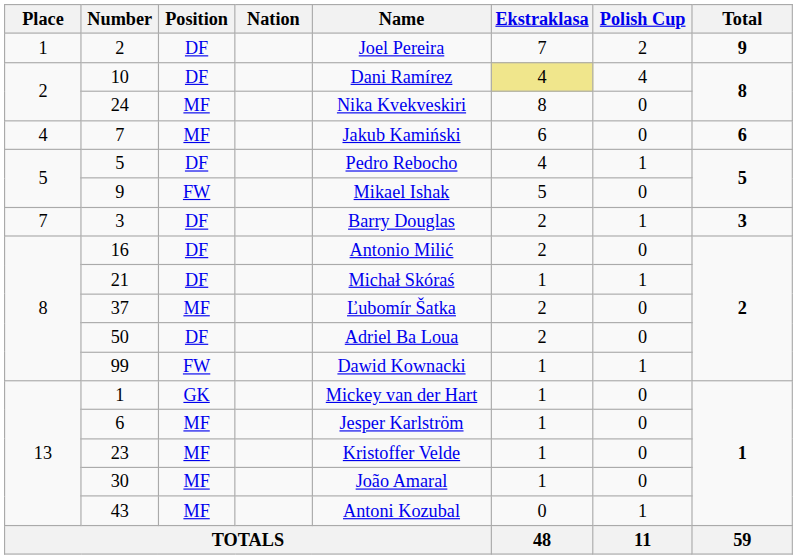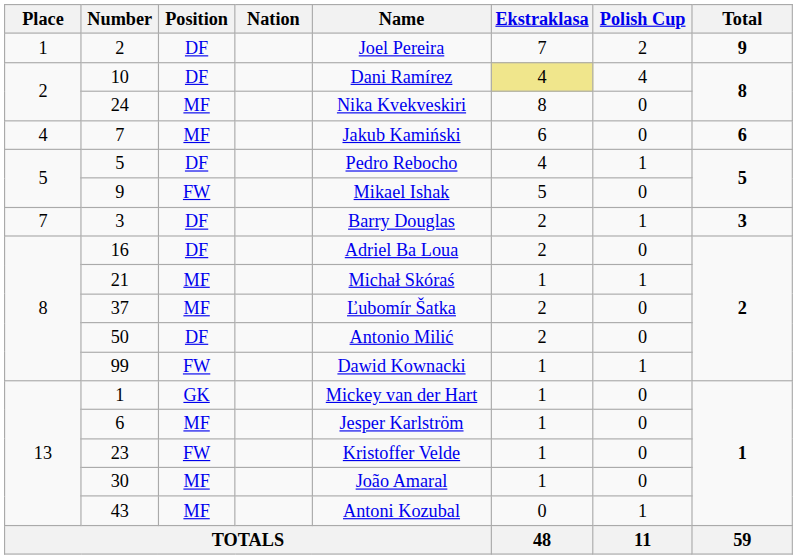(401, 250) Antonio Milić -> (402, 250) Adriel Ba Loua
(197, 279) DF -> (197, 279) MF
(402, 337) Adriel Ba Loua -> (401, 337) Antonio Milić
(197, 452) MF -> (197, 452) FW
